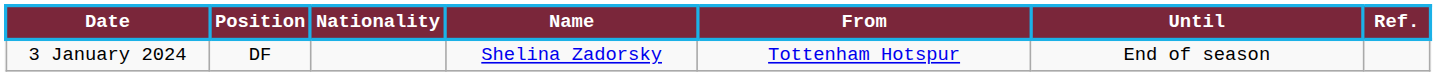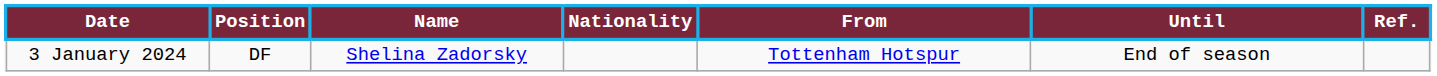columns swapped: (378, 22) <-> (572, 22)
